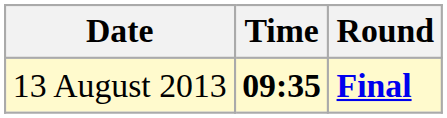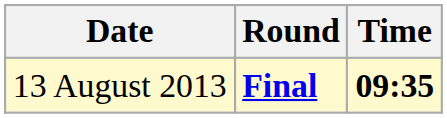columns swapped: (282, 31) <-> (385, 31)
